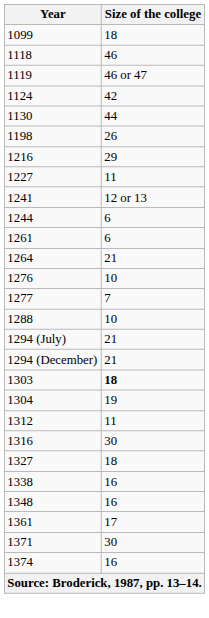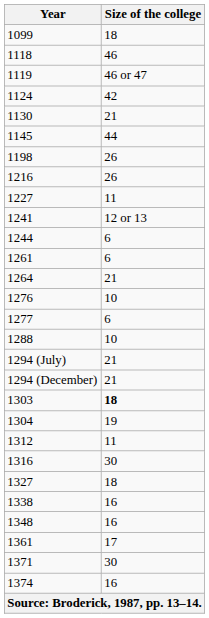(111, 116) 44 -> (111, 116) 21
+ row: (20, 136)
(111, 156) 29 -> (111, 177) 26
(107, 298) 7 -> (107, 319) 6
